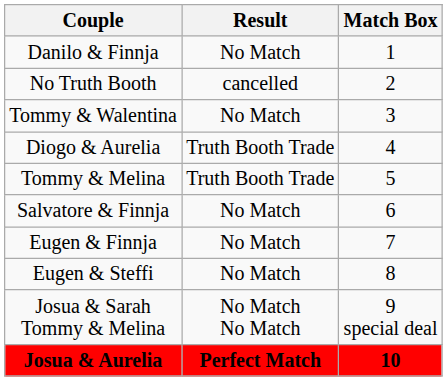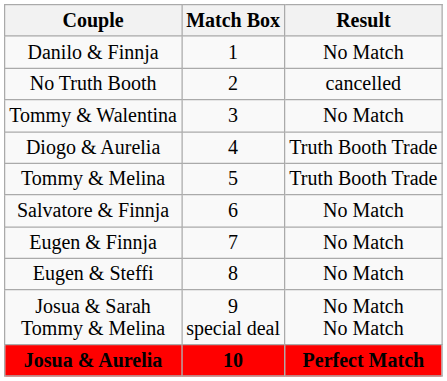columns swapped: (391, 20) <-> (260, 20)
